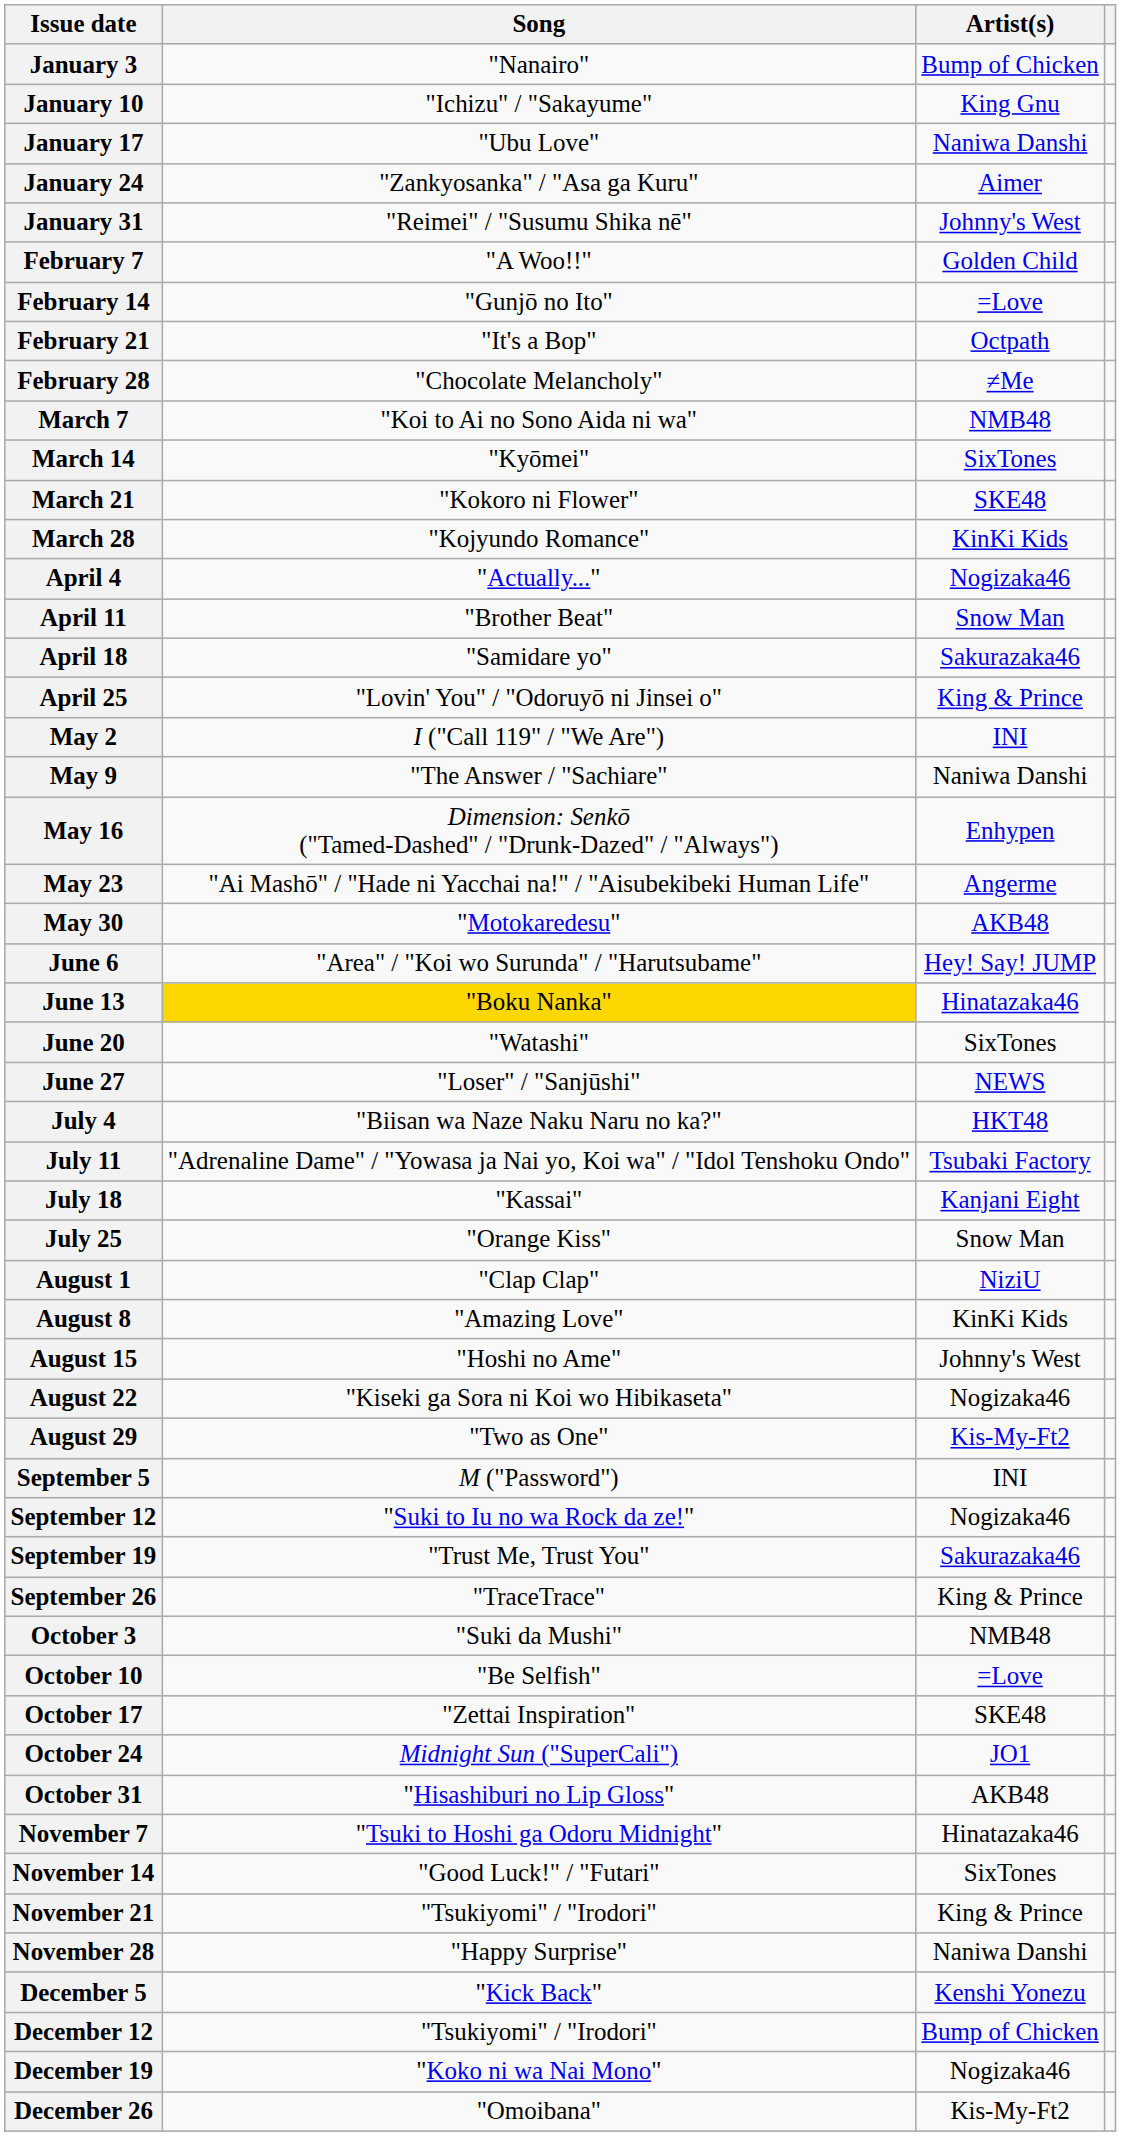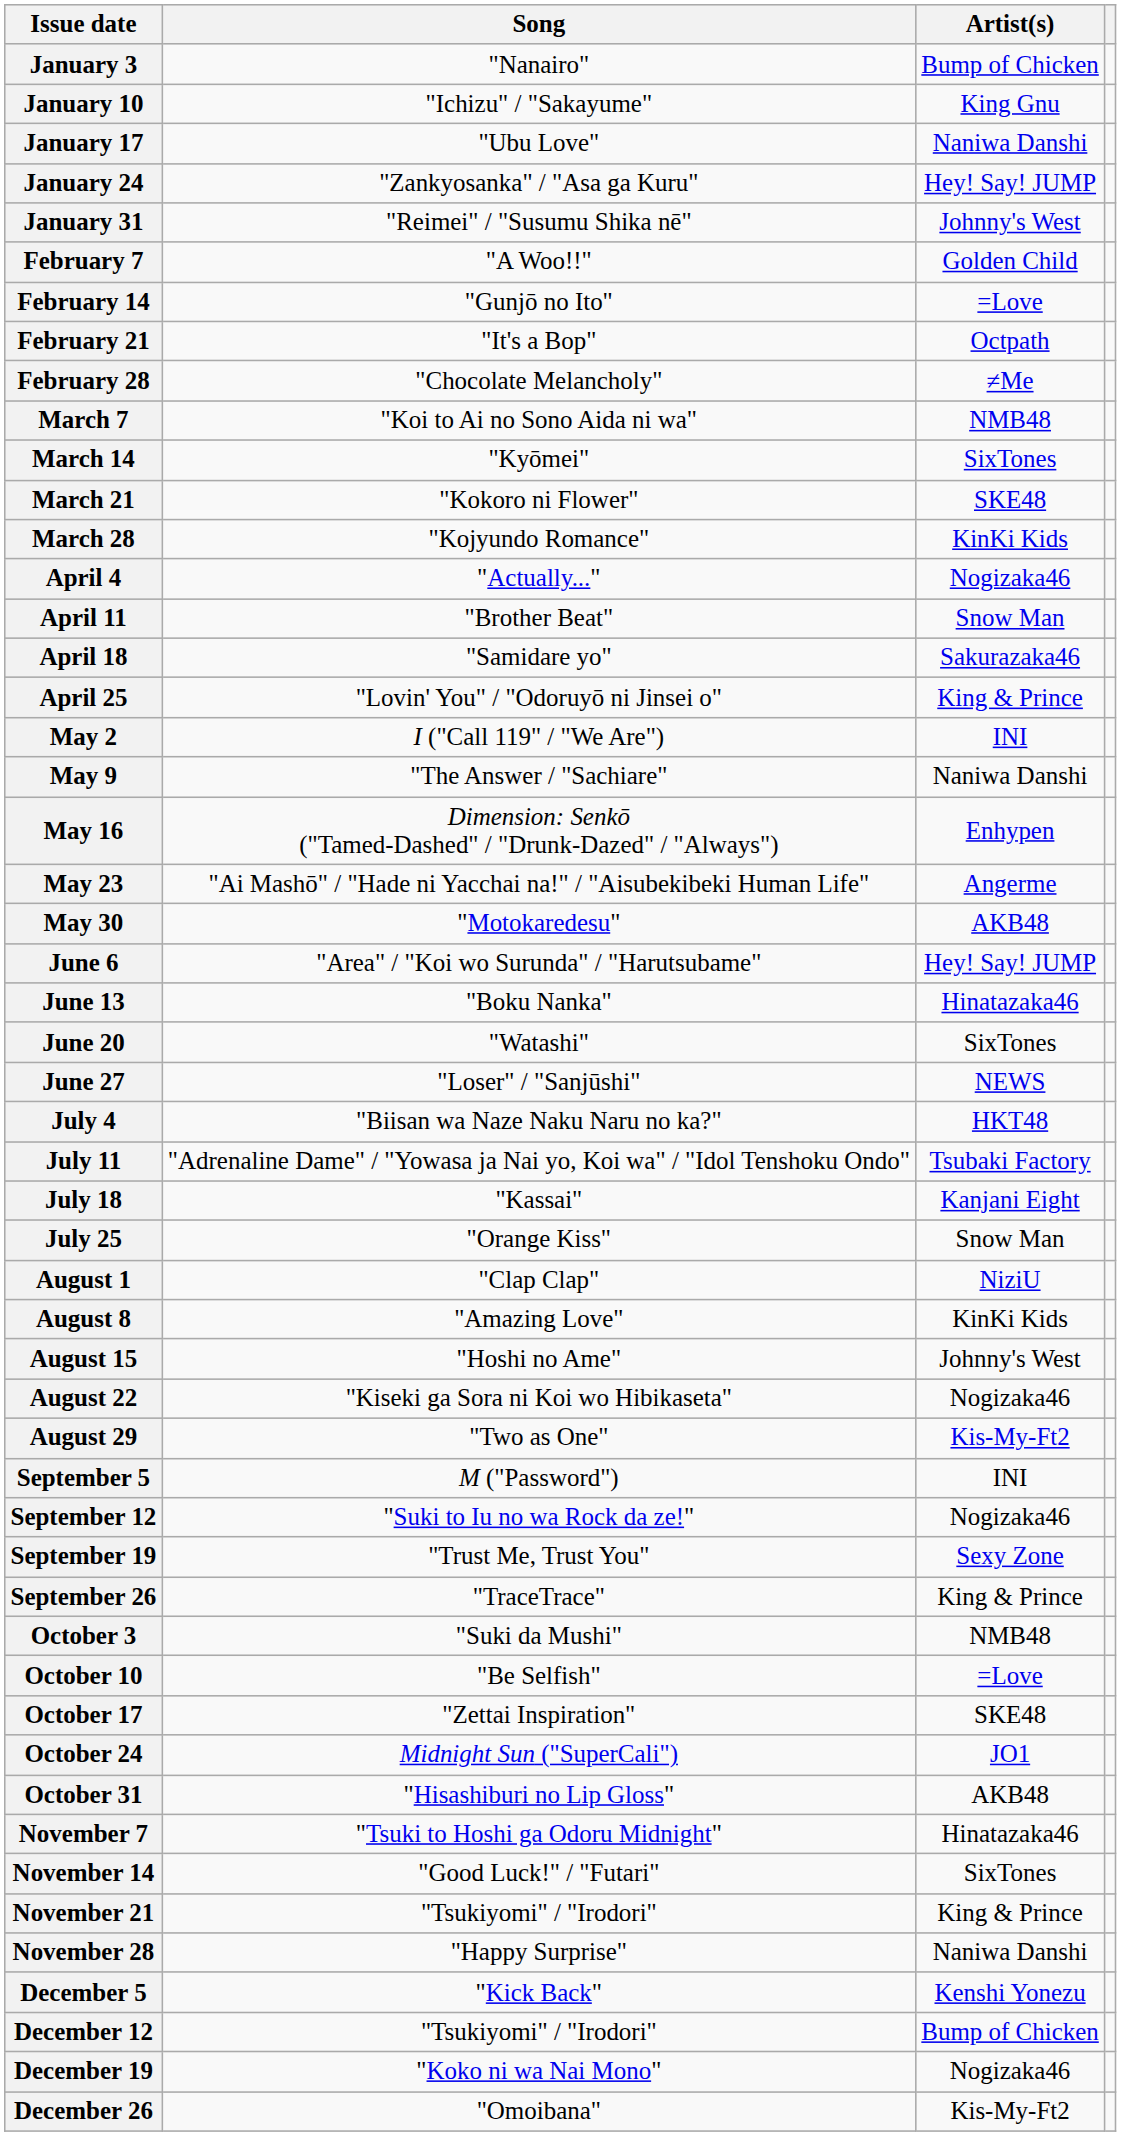(1010, 182) Aimer -> (1010, 182) Hey! Say! JUMP
(539, 1002) gold background -> (539, 1002) no background
(1010, 1556) Sakurazaka46 -> (1010, 1556) Sexy Zone
